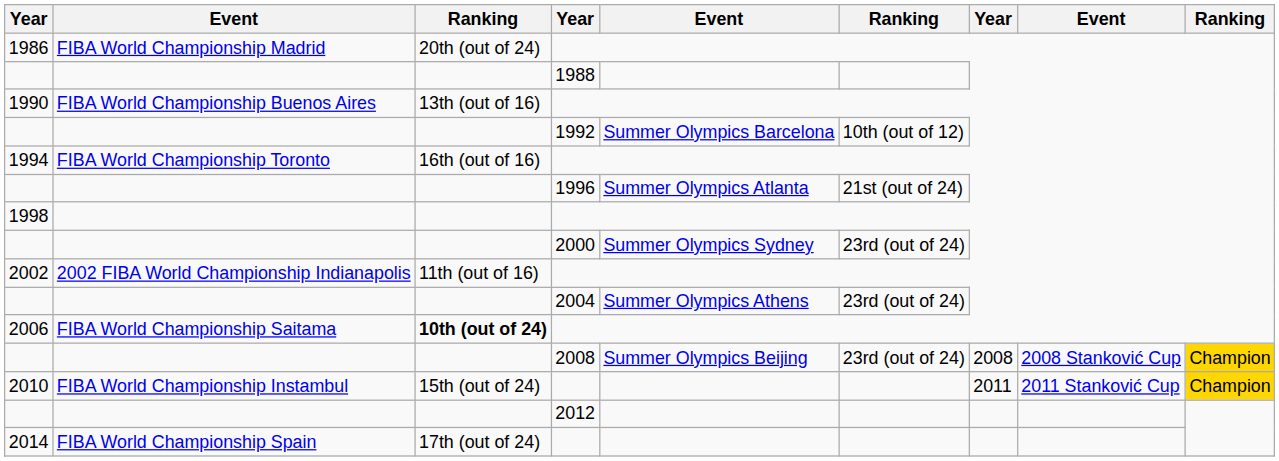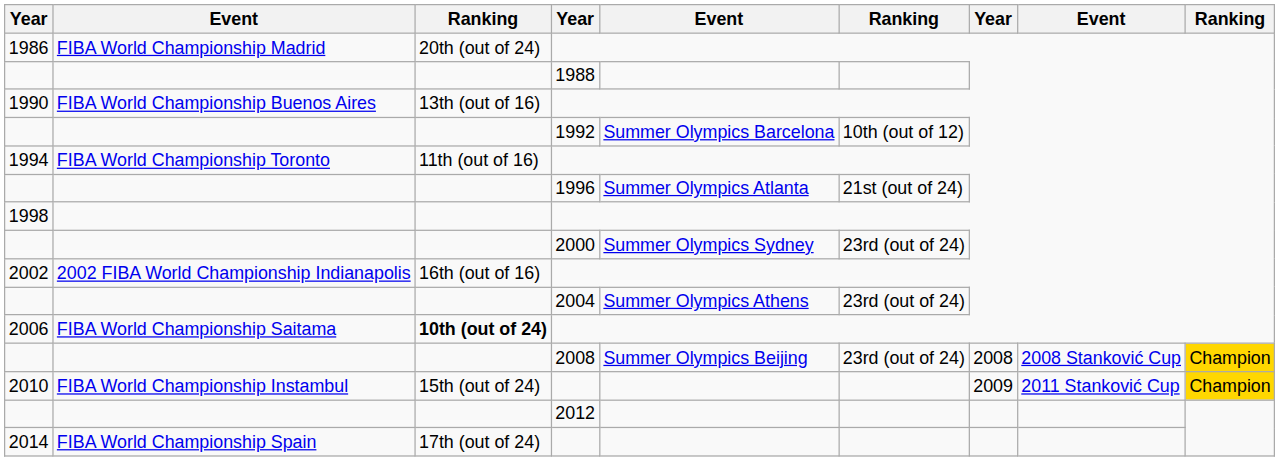(480, 160) 16th (out of 16) -> (479, 160) 11th (out of 16)
(479, 273) 11th (out of 16) -> (480, 273) 16th (out of 16)
(992, 386) 2011 -> (993, 386) 2009
